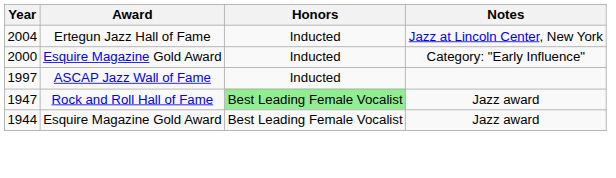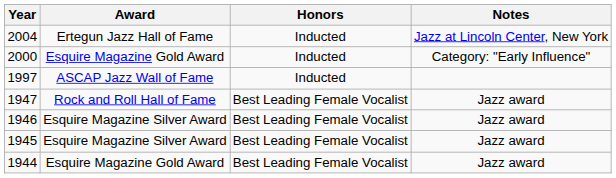(315, 99) lightgreen background -> (320, 99) no background
+ row: (22, 120)
+ row: (22, 141)
